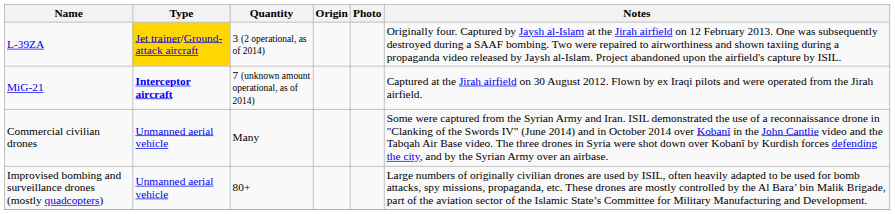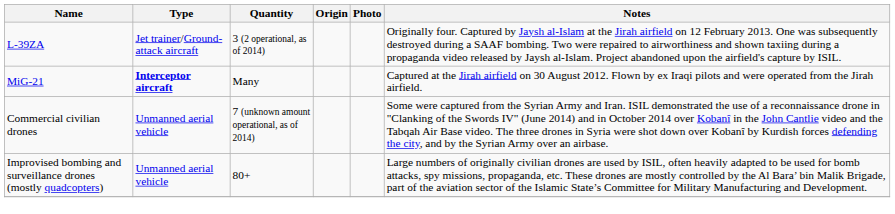(179, 44) gold background -> (179, 44) no background
(271, 87) 7 (unknown amount operational, as of 2014) -> (246, 81) Many
(246, 137) Many -> (271, 125) 7 (unknown amount operational, as of 2014)
